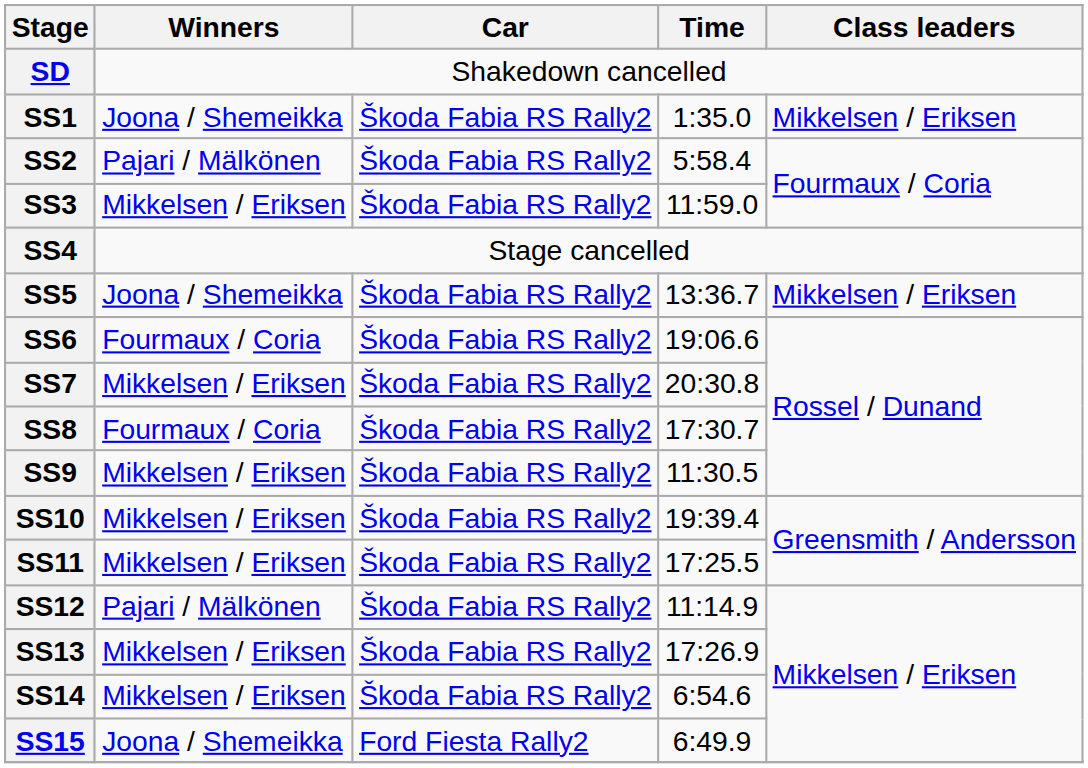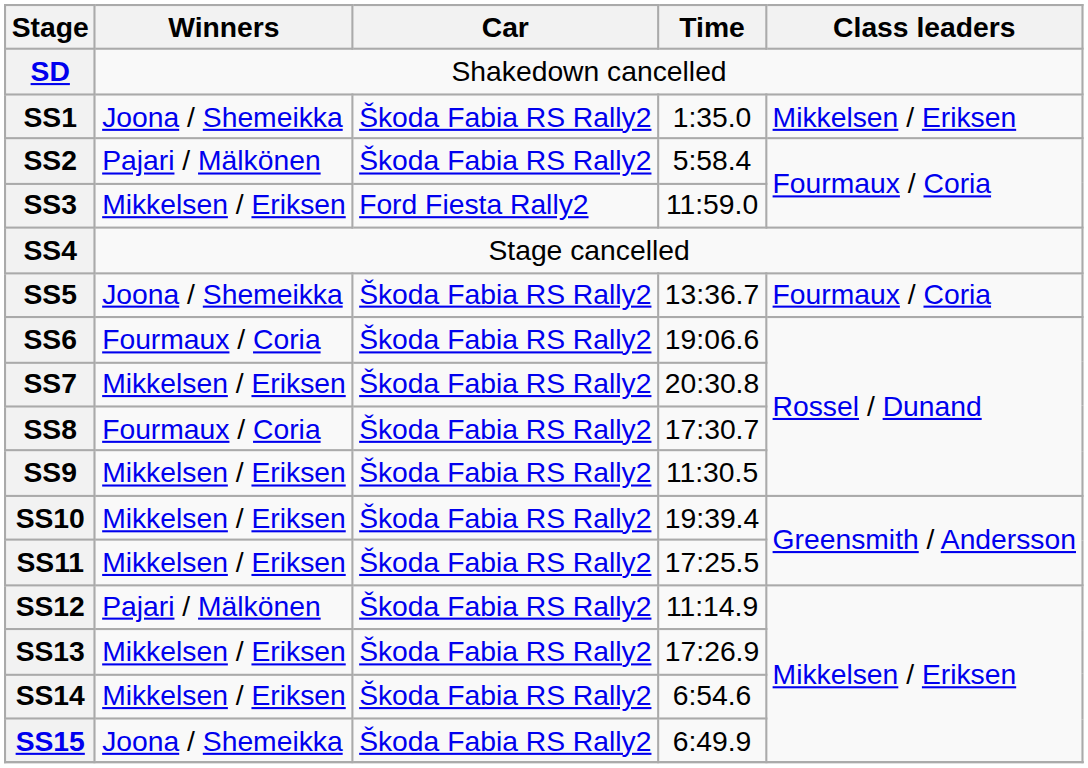(505, 205) Škoda Fabia RS Rally2 -> (474, 205) Ford Fiesta Rally2
(894, 294) Mikkelsen / Eriksen -> (882, 294) Fourmaux / Coria
(474, 740) Ford Fiesta Rally2 -> (505, 740) Škoda Fabia RS Rally2
